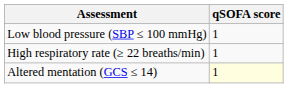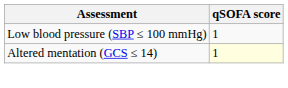- row: (106, 53)
